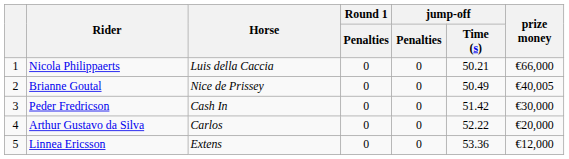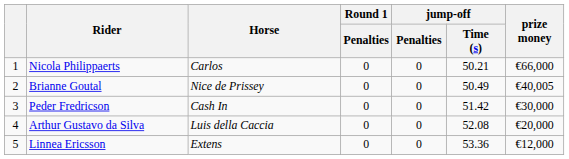(232, 67) Luis della Caccia -> (207, 67) Carlos
(207, 125) Carlos -> (232, 125) Luis della Caccia
(476, 125) 52.22 -> (476, 125) 52.08
